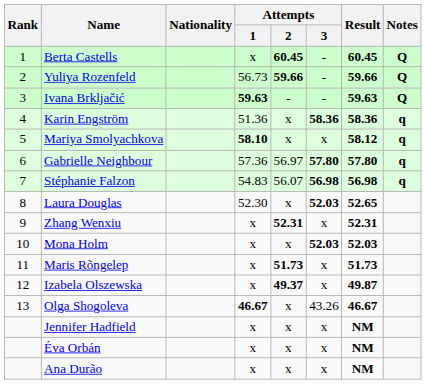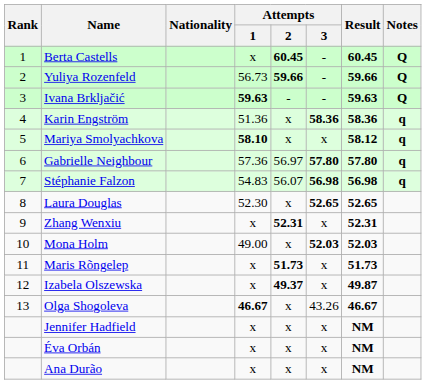(324, 202) 52.03 -> (324, 202) 52.65
(253, 243) x -> (253, 243) 49.00
